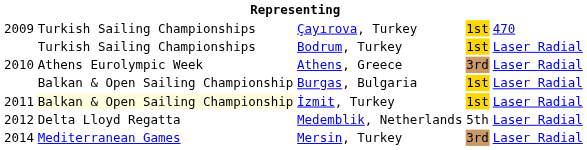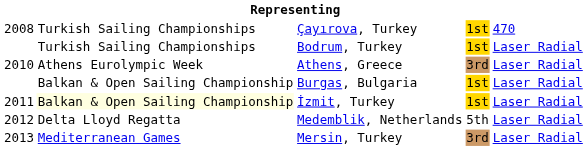(19, 28) 2009 -> (19, 28) 2008
(19, 138) 2014 -> (19, 138) 2013
